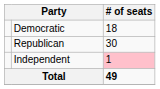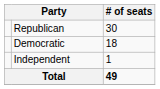rows swapped: (39, 44) <-> (39, 28)
(109, 60) pink background -> (109, 60) no background
